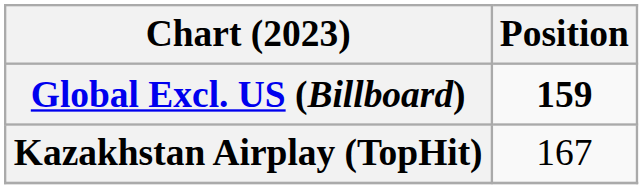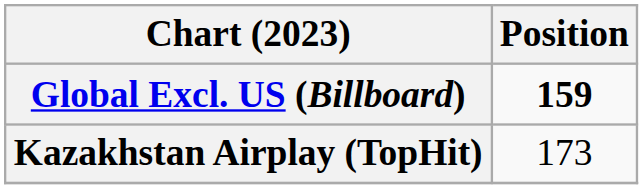(564, 152) 167 -> (564, 152) 173
